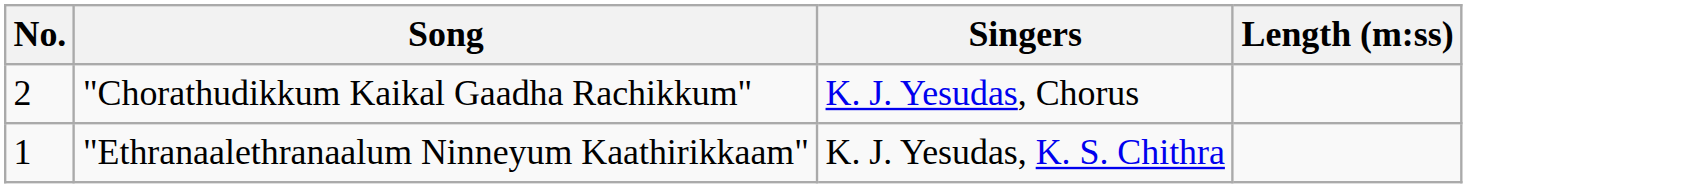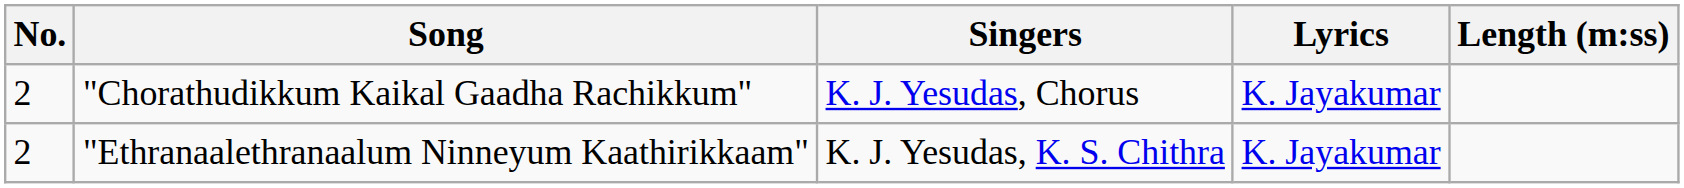+ column: (1341, 34)
(22, 152) 1 -> (22, 152) 2
